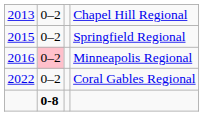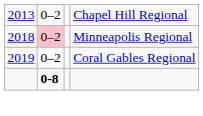- row: (129, 36)
(21, 57) 2016 -> (21, 36) 2018
(21, 79) 2022 -> (21, 57) 2019
